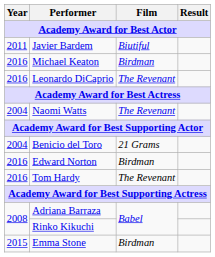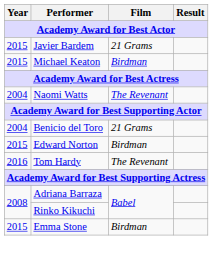(17, 45) 2011 -> (17, 45) 2015
(134, 45) Biutiful -> (132, 45) 21 Grams
(17, 62) 2016 -> (17, 62) 2015
- row: (73, 78)
(17, 161) 2016 -> (17, 144) 2015
